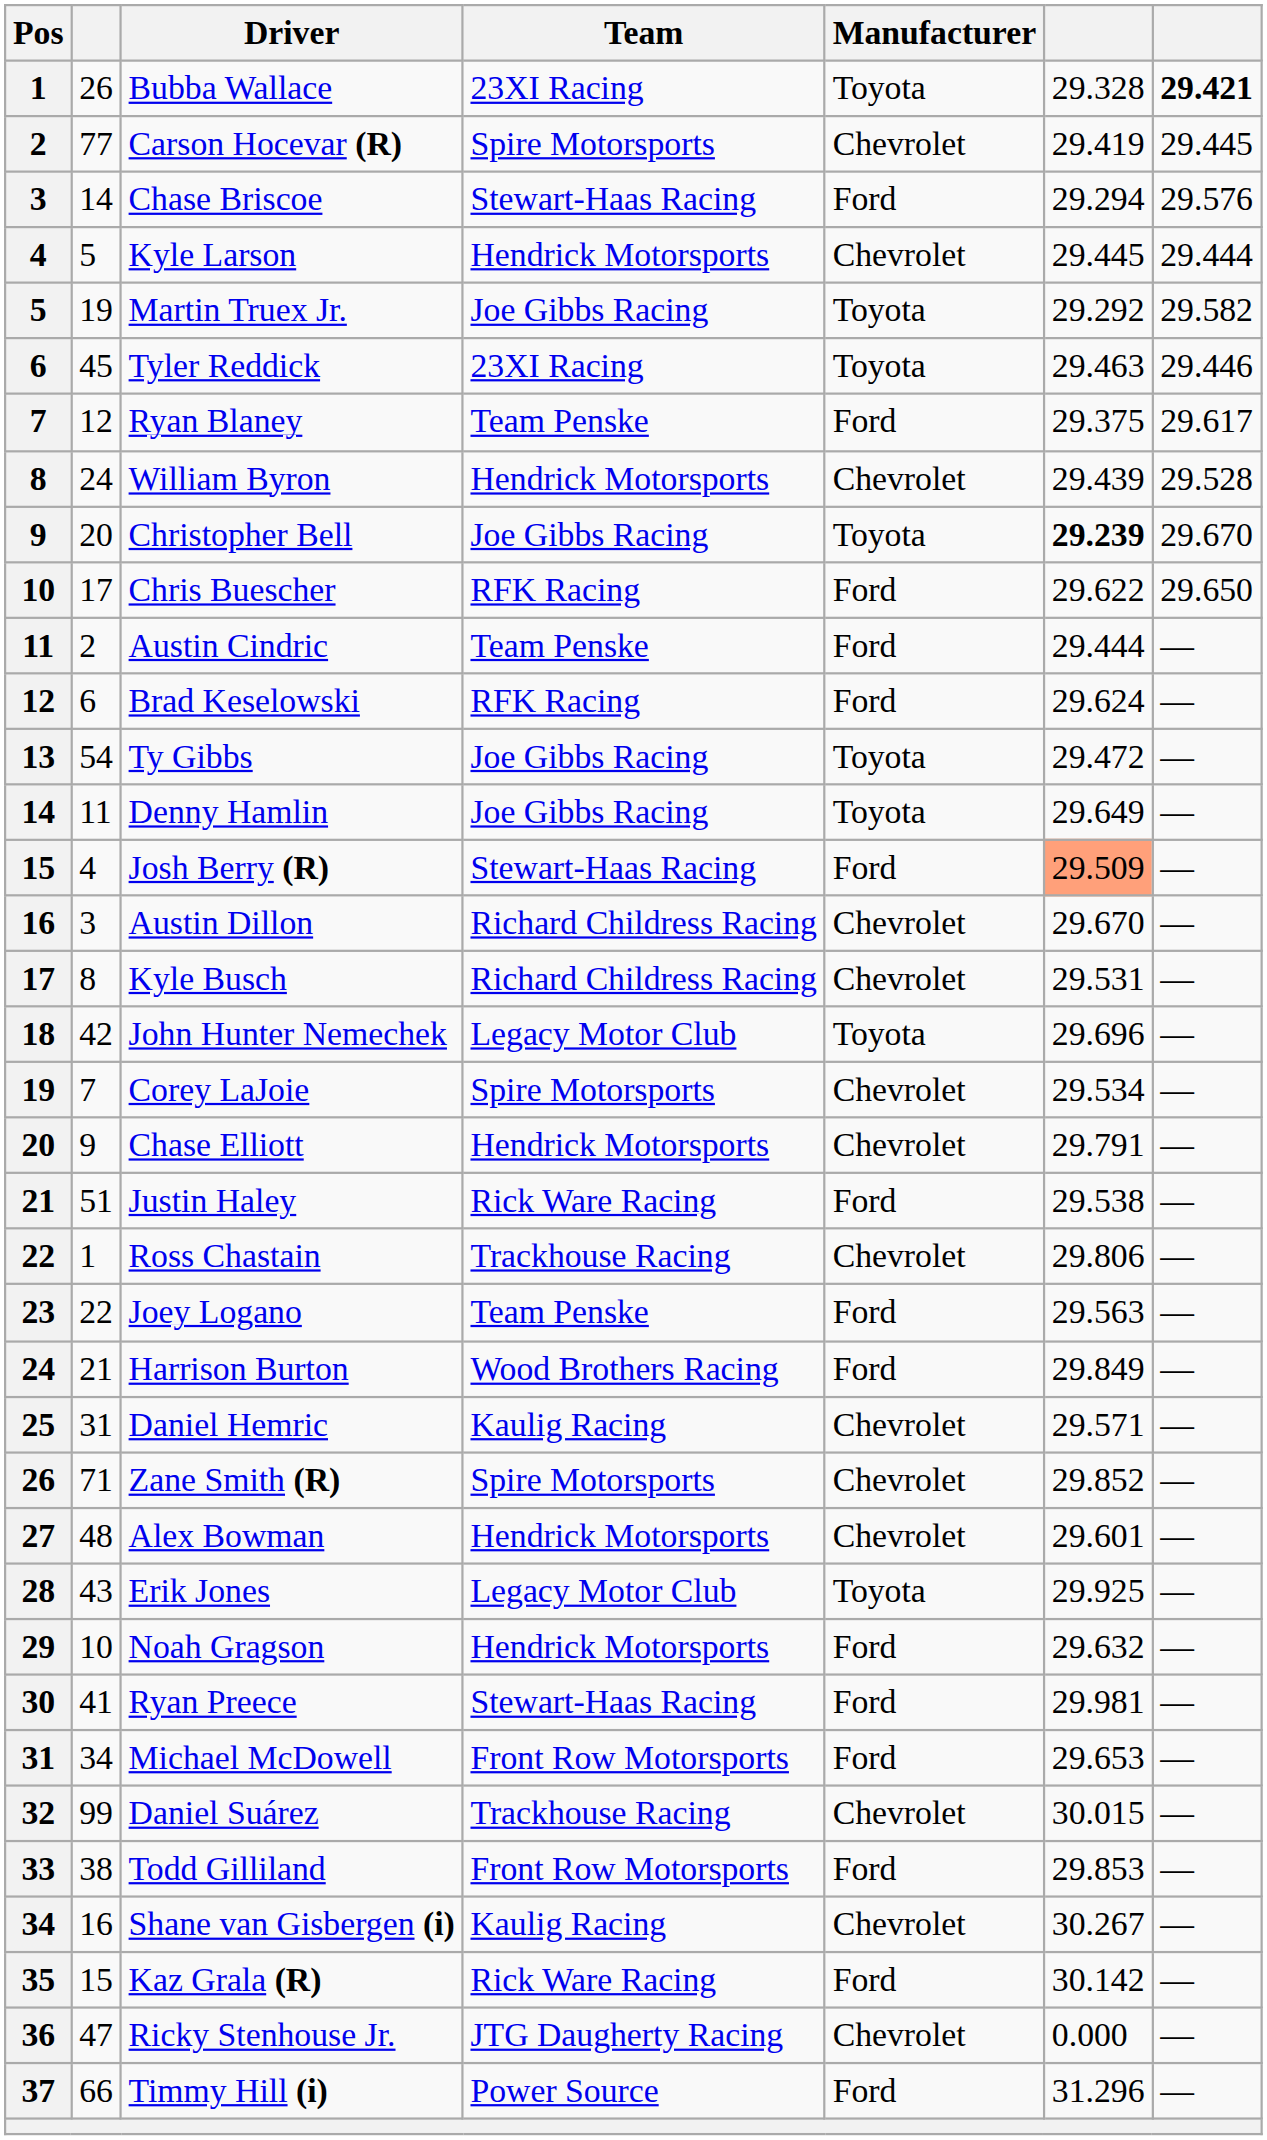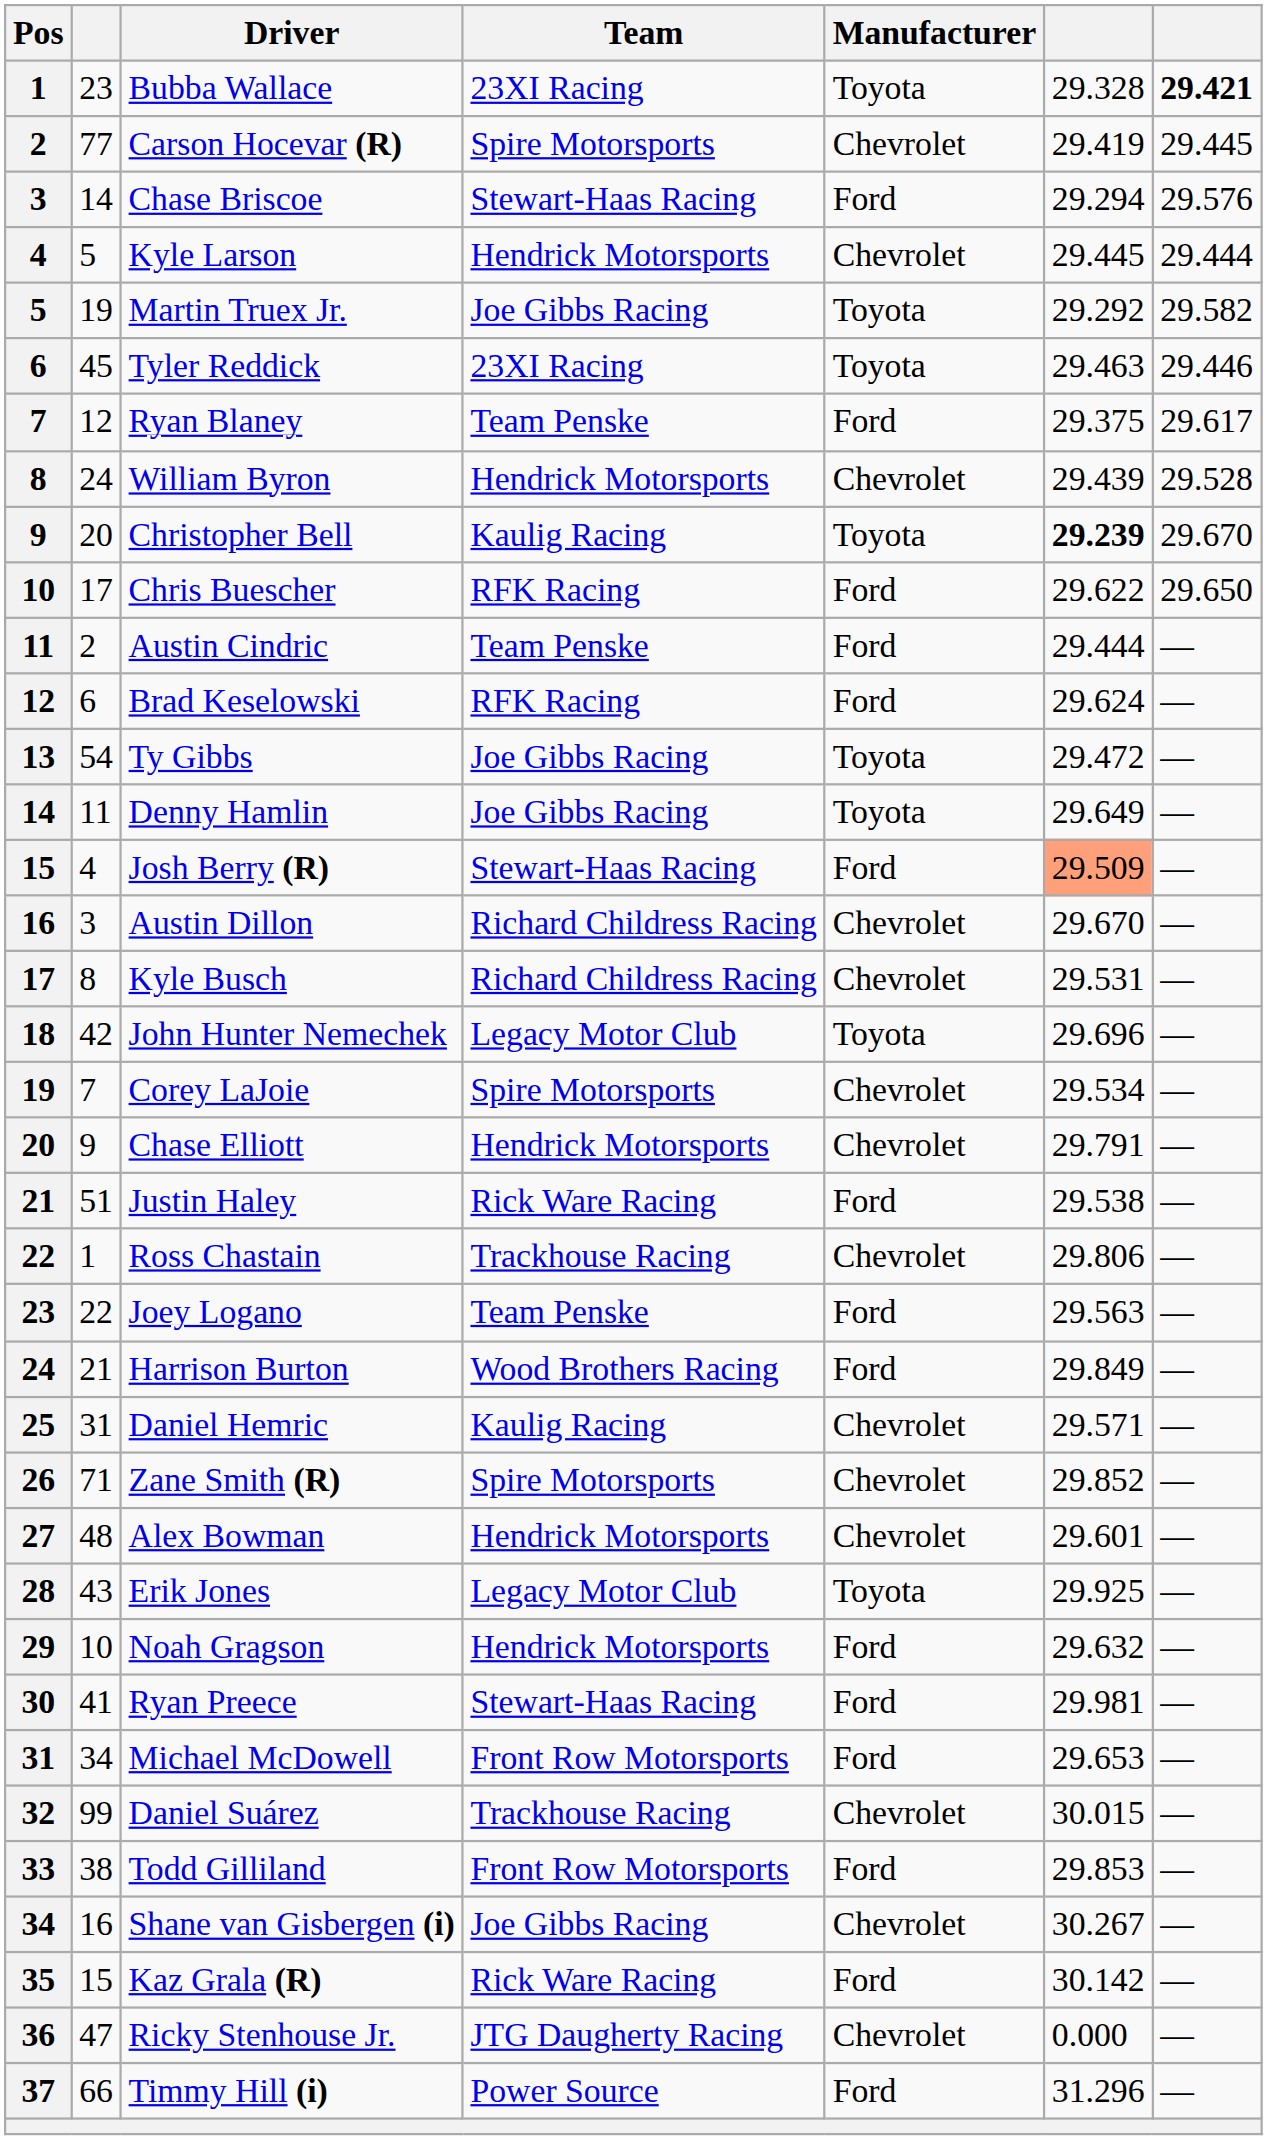(96, 88) 26 -> (96, 88) 23
(589, 533) Joe Gibbs Racing -> (568, 533) Kaulig Racing
(568, 1924) Kaulig Racing -> (589, 1924) Joe Gibbs Racing
